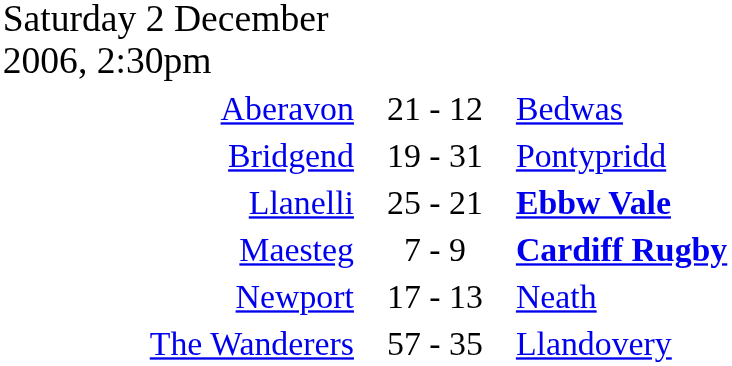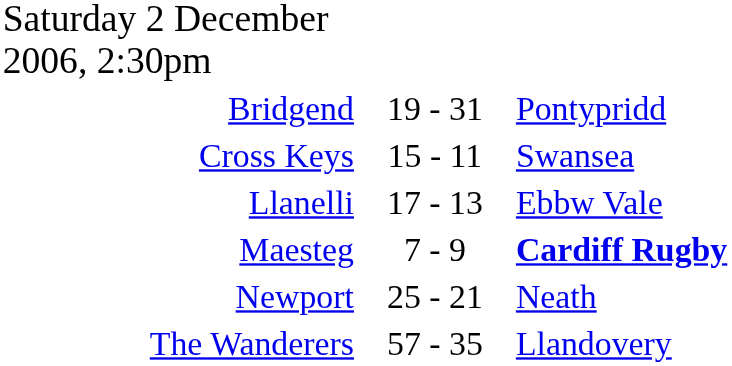- row: (287, 108)
+ row: (276, 155)
(435, 202) 25 - 21 -> (435, 202) 17 - 13
(593, 202) bold -> (589, 202) normal
(435, 296) 17 - 13 -> (435, 296) 25 - 21
